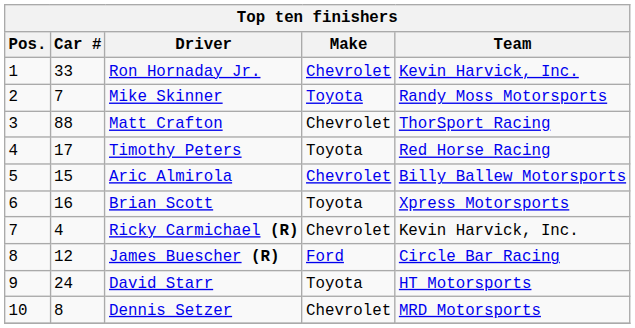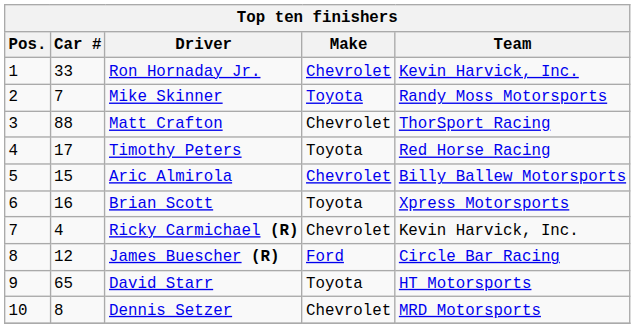(63, 283) 24 -> (63, 283) 65
